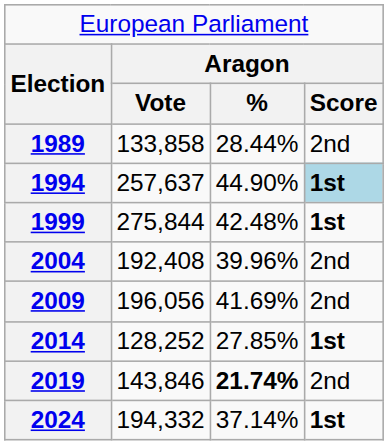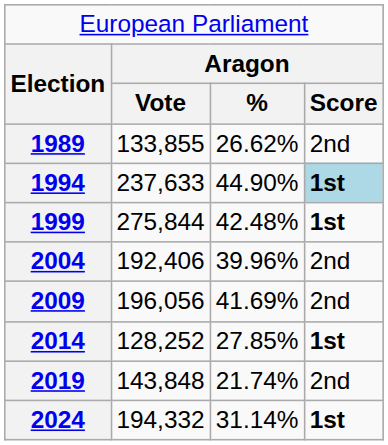(161, 142) 133,858 -> (161, 142) 133,855
(257, 142) 28.44% -> (257, 142) 26.62%
(161, 181) 257,637 -> (161, 181) 237,633
(161, 261) 192,408 -> (161, 261) 192,406
(161, 379) 143,846 -> (161, 379) 143,848
(257, 379) bold -> (257, 379) normal
(257, 419) 37.14% -> (257, 419) 31.14%
